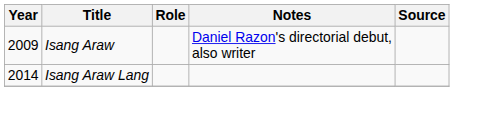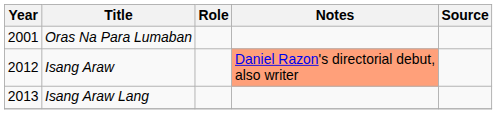+ row: (119, 37)
(23, 45) 2009 -> (23, 67) 2012
(292, 45) no background -> (335, 67) lightsalmon background
(23, 75) 2014 -> (23, 97) 2013
